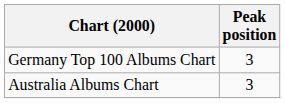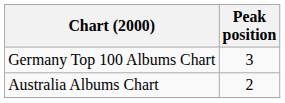(249, 85) 3 -> (249, 85) 2
